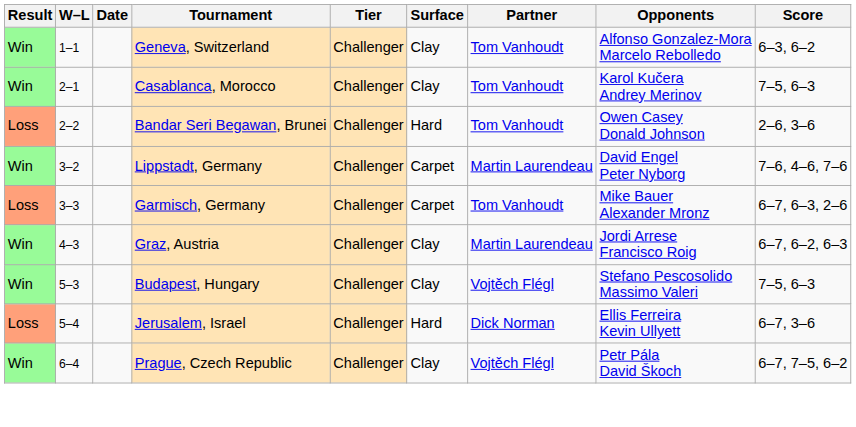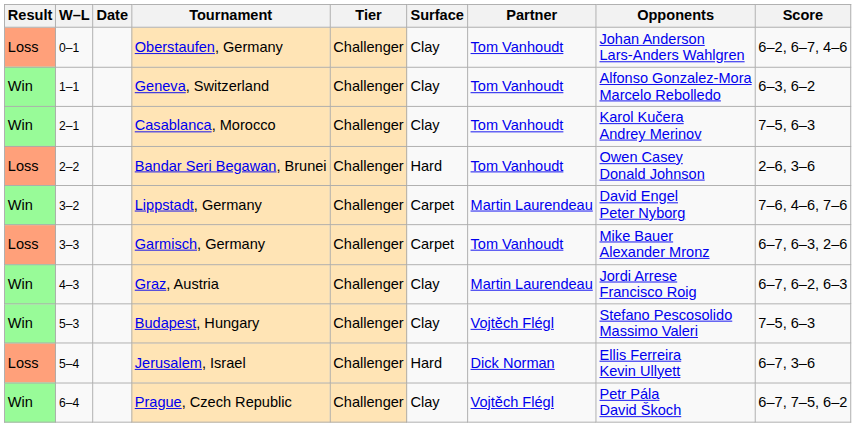+ row: (209, 47)
